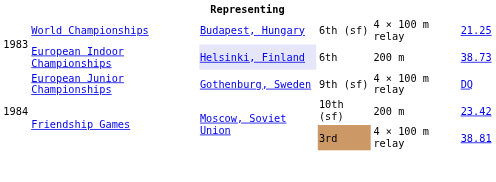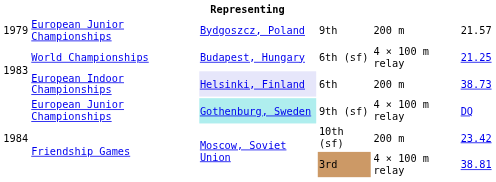+ row: (328, 30)
(256, 84) no background -> (256, 111) paleturquoise background
